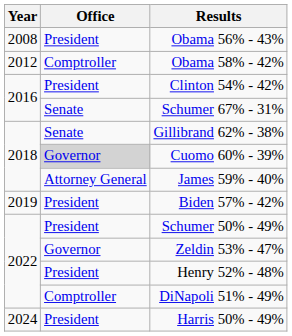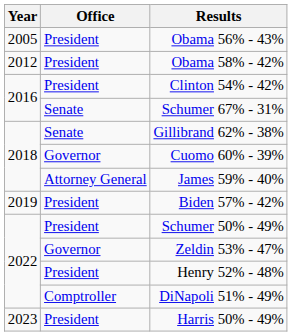(23, 39) 2008 -> (23, 39) 2005
(80, 62) Comptroller -> (71, 62) President
(72, 156) lightgrey background -> (72, 156) no background
(23, 319) 2024 -> (23, 319) 2023
